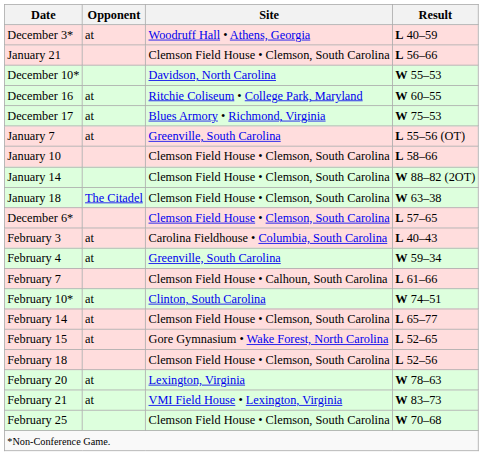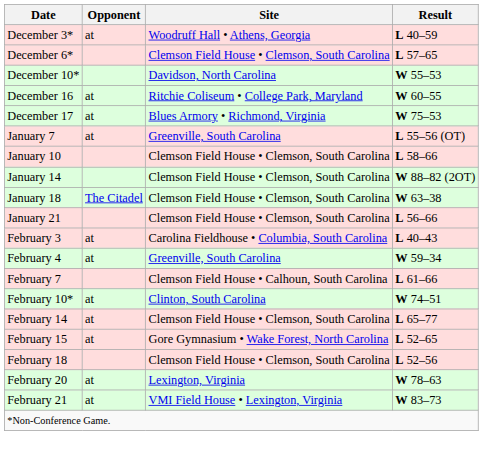rows swapped: (40, 217) <-> (34, 55)
- row: (37, 420)
